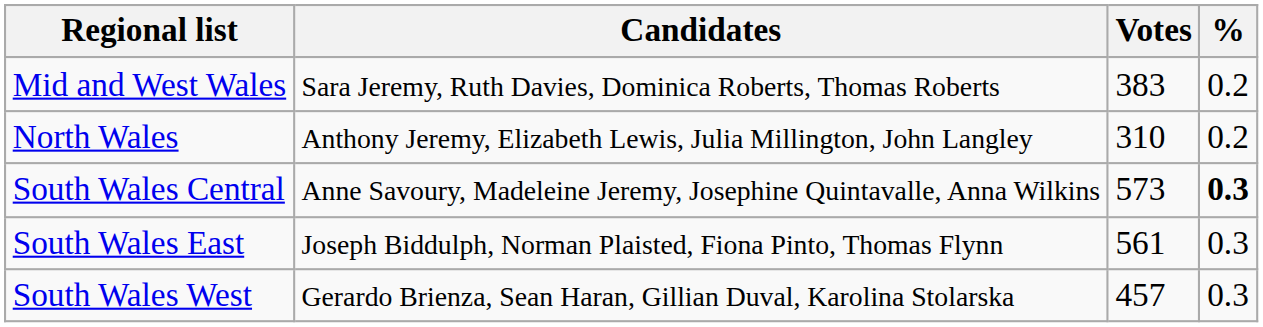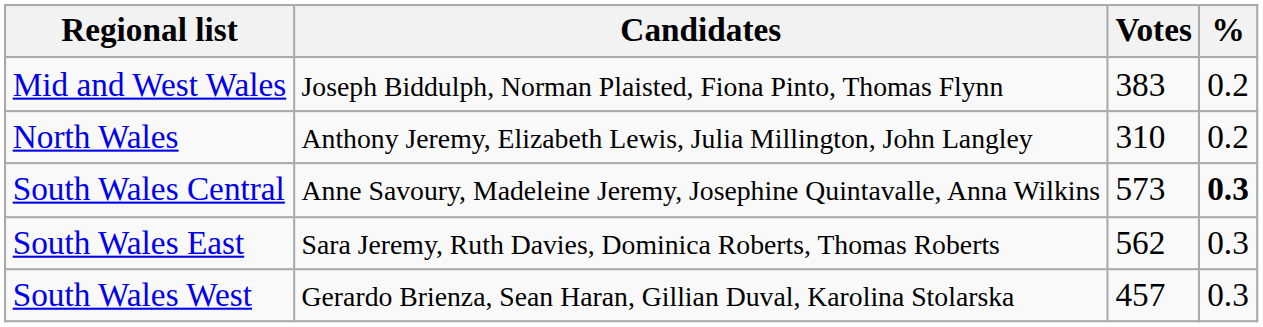(651, 85) Sara Jeremy, Ruth Davies, Dominica Roberts, Thomas Roberts -> (652, 85) Joseph Biddulph, Norman Plaisted, Fiona Pinto, Thomas Flynn
(652, 244) Joseph Biddulph, Norman Plaisted, Fiona Pinto, Thomas Flynn -> (651, 244) Sara Jeremy, Ruth Davies, Dominica Roberts, Thomas Roberts
(1140, 242) 561 -> (1140, 242) 562
